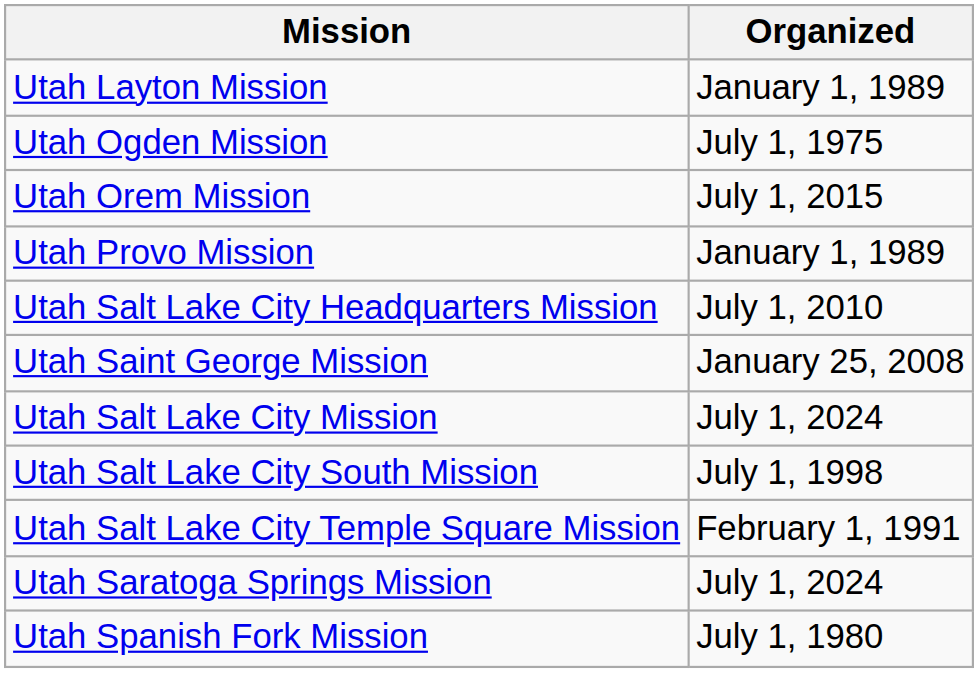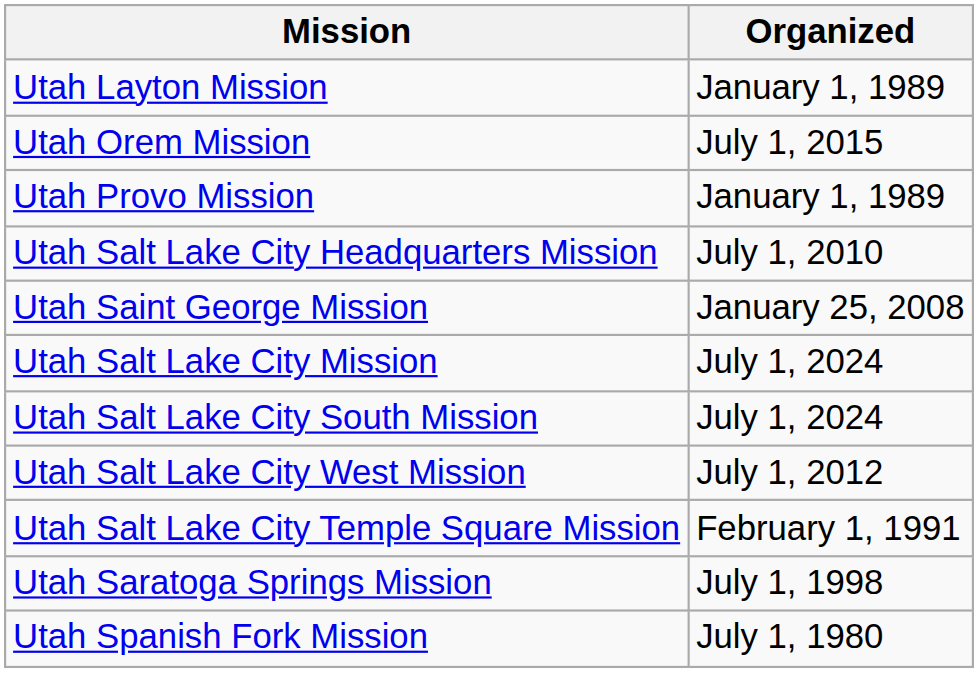- row: (170, 142)
(790, 472) July 1, 1998 -> (790, 417) July 1, 2024
+ row: (269, 472)
(790, 582) July 1, 2024 -> (790, 582) July 1, 1998
